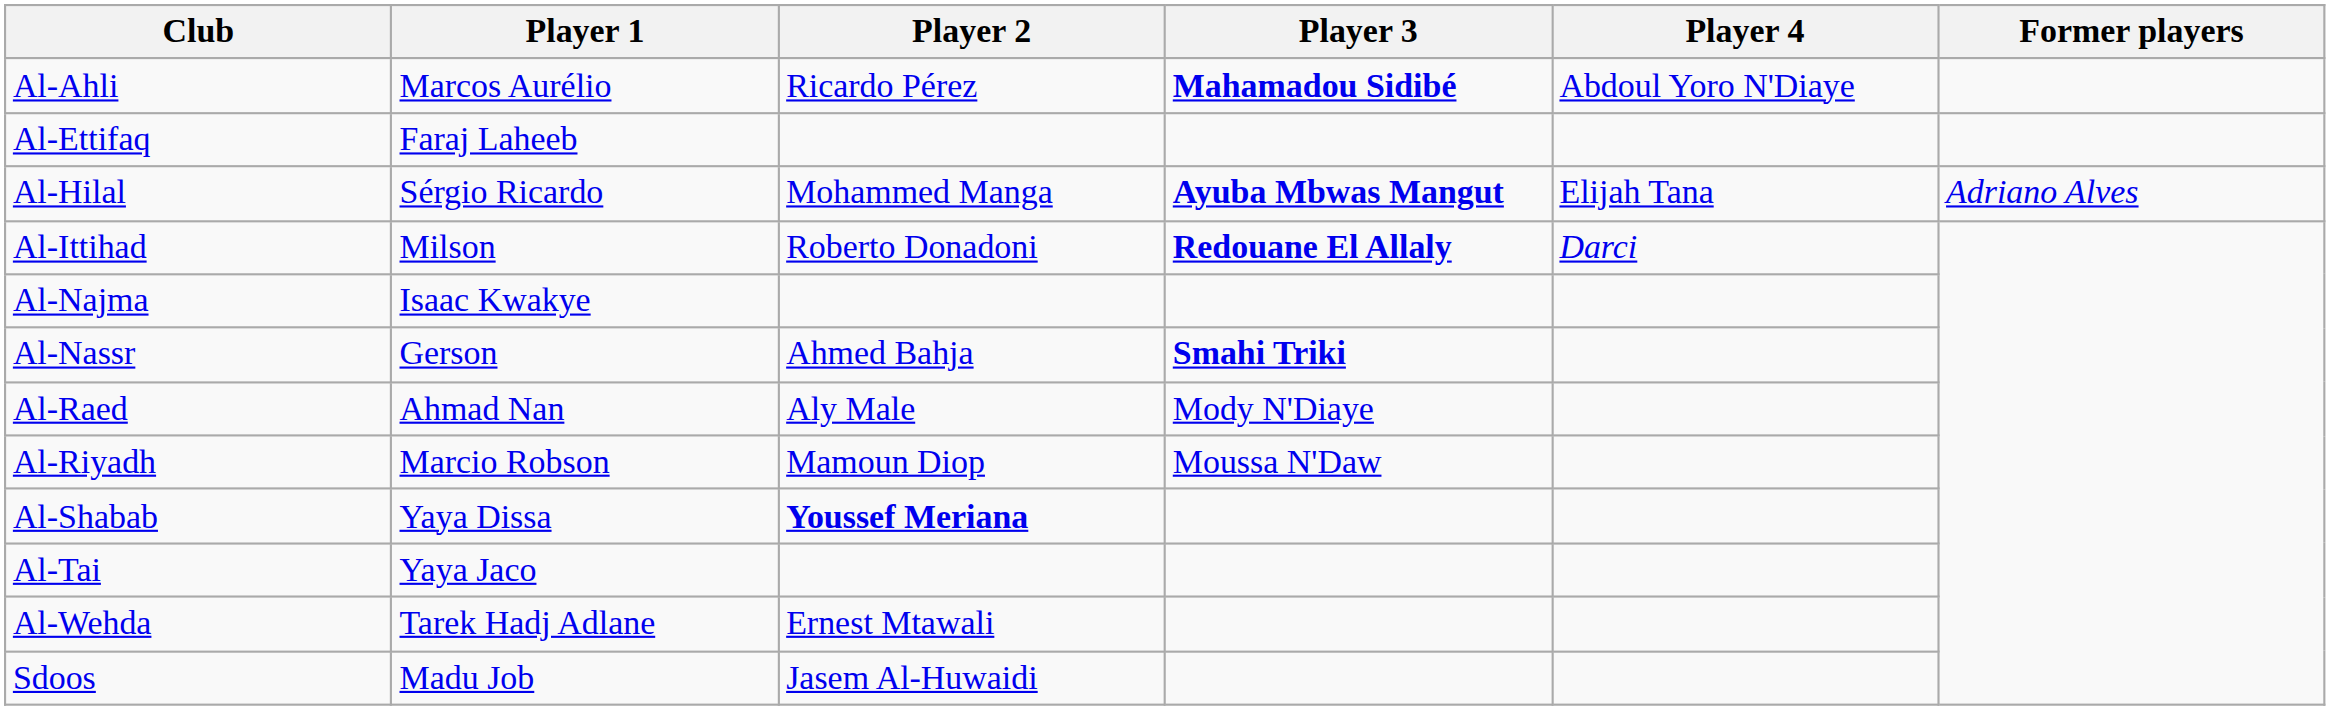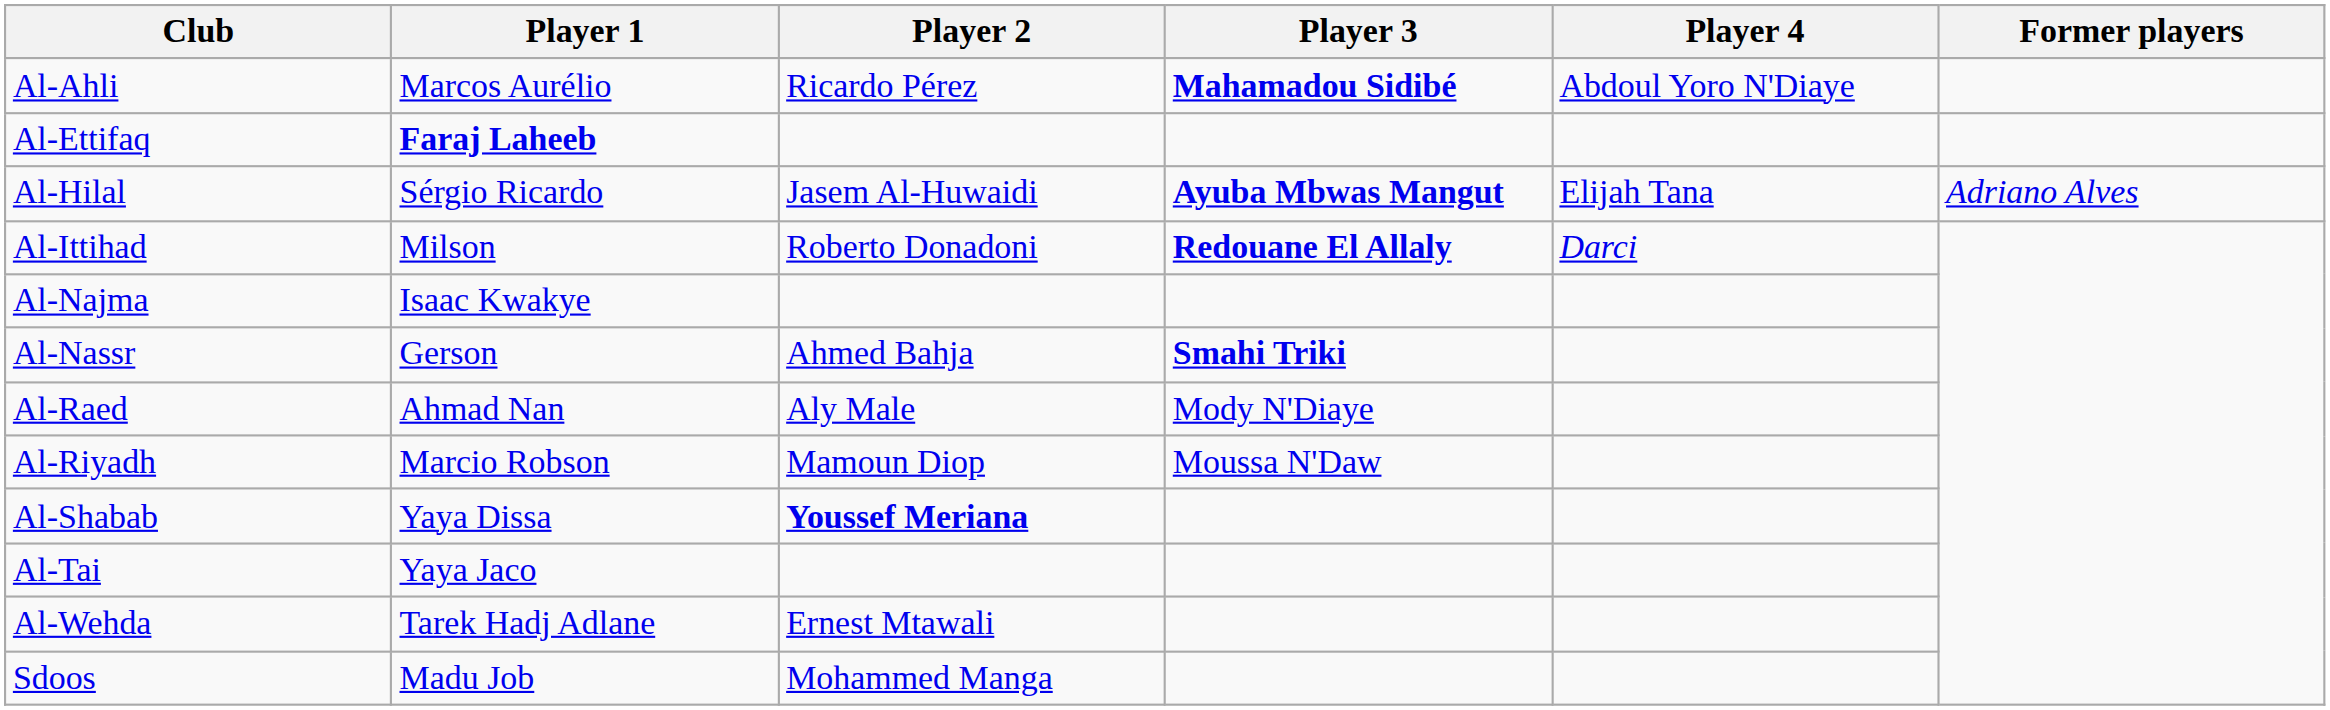(489, 138) normal -> (498, 138) bold
(919, 192) Mohammed Manga -> (912, 192) Jasem Al-Huwaidi
(912, 676) Jasem Al-Huwaidi -> (919, 676) Mohammed Manga
